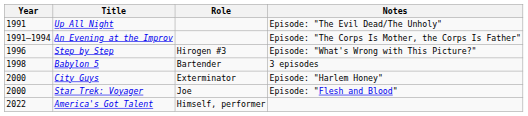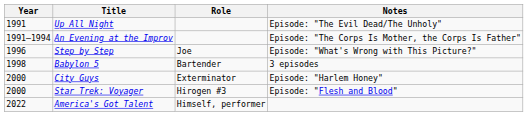(201, 51) Hirogen #3 -> (184, 51) Joe
(184, 91) Joe -> (201, 91) Hirogen #3
